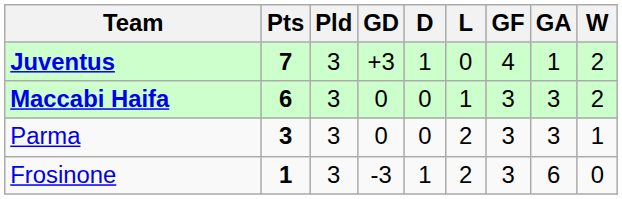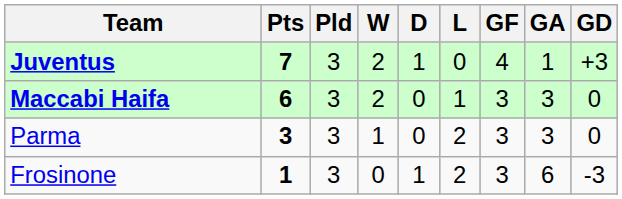columns swapped: (597, 23) <-> (381, 23)
